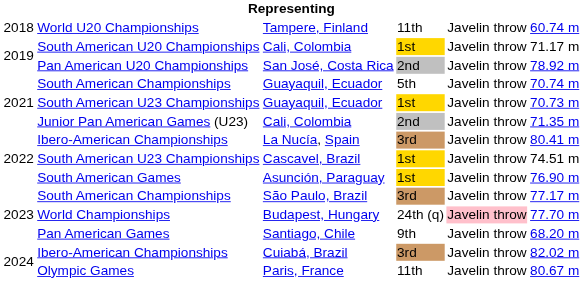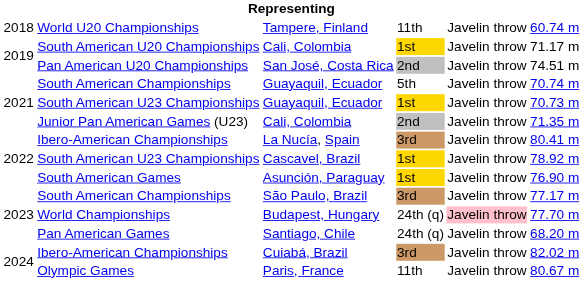(555, 65) 78.92 m -> (555, 65) 74.51 m
(555, 158) 74.51 m -> (555, 158) 78.92 m
(407, 233) 9th -> (420, 233) 24th (q)
